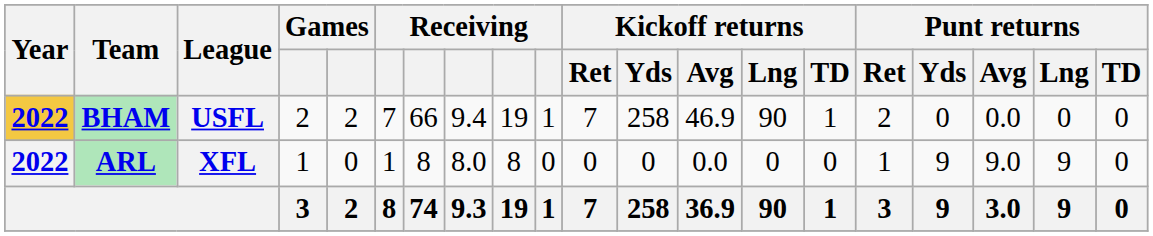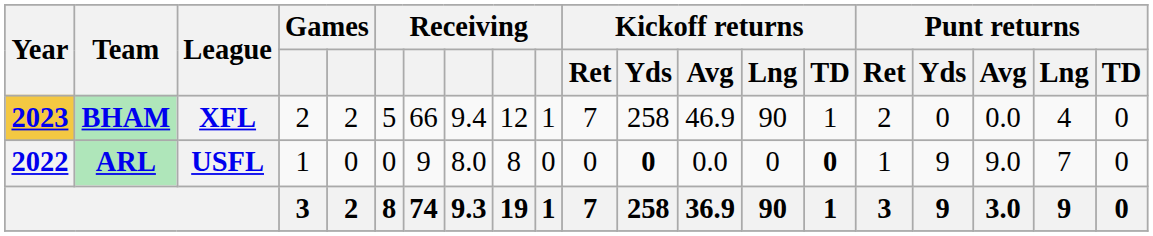(40, 117) 2022 -> (40, 117) 2023
(228, 117) USFL -> (228, 117) XFL
(389, 117) 7 -> (389, 117) 5
(514, 117) 19 -> (514, 117) 12
(1064, 117) 0 -> (1064, 117) 4
(228, 162) XFL -> (228, 162) USFL
(389, 162) 1 -> (389, 162) 0
(424, 162) 8 -> (424, 162) 9
(648, 162) normal -> (648, 162) bold
(830, 162) normal -> (830, 162) bold
(1064, 162) 9 -> (1064, 162) 7
